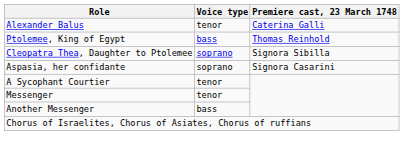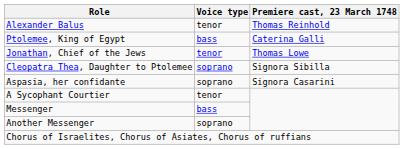(288, 25) Caterina Galli -> (291, 25) Thomas Reinhold
(291, 39) Thomas Reinhold -> (288, 39) Caterina Galli
+ row: (76, 53)
(209, 95) tenor -> (207, 109) bass
(207, 109) bass -> (215, 123) soprano
